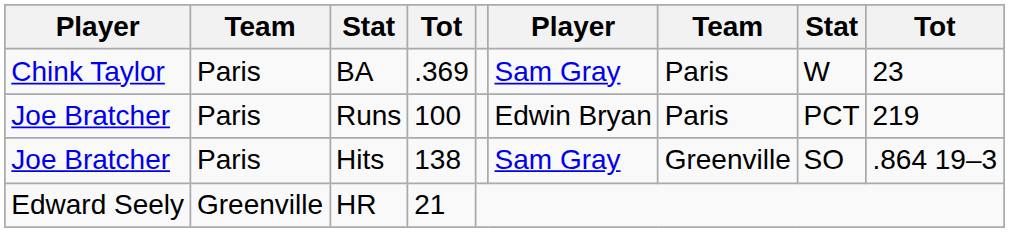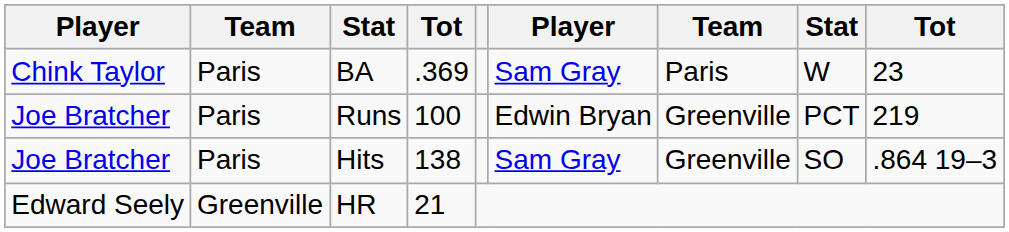(697, 115) Paris -> (728, 115) Greenville
